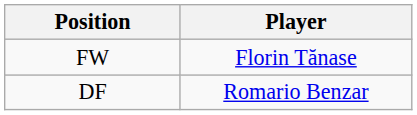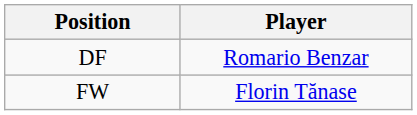rows swapped: (93, 92) <-> (93, 57)
